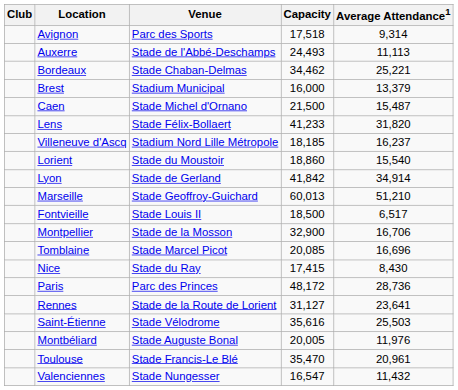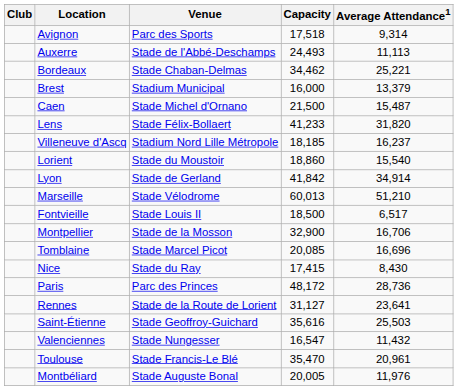(195, 196) Stade Geoffroy-Guichard -> (176, 196) Stade Vélodrome
(176, 322) Stade Vélodrome -> (195, 322) Stade Geoffroy-Guichard
rows swapped: (67, 340) <-> (71, 376)
